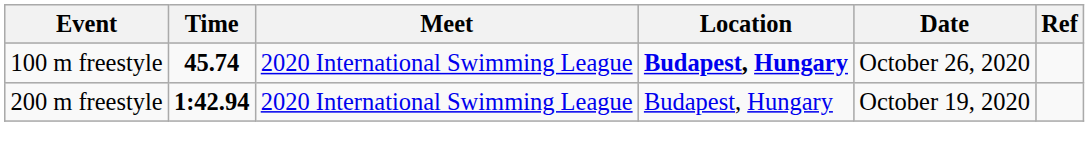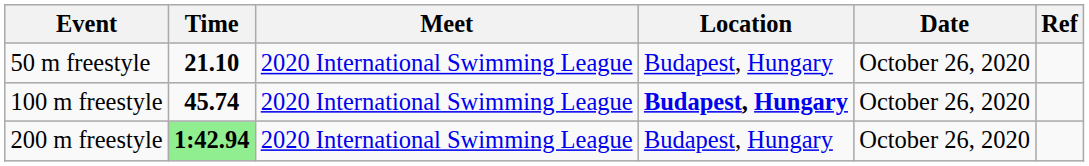+ row: (80, 62)
(212, 101) no background -> (212, 140) lightgreen background
(945, 101) October 19, 2020 -> (945, 140) October 26, 2020
